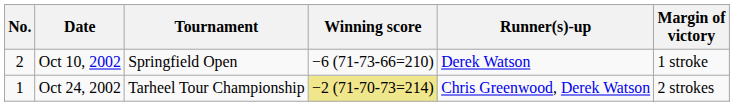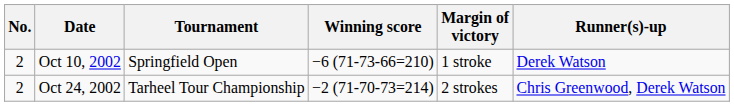columns swapped: (691, 27) <-> (546, 27)
(20, 88) 1 -> (20, 88) 2
(373, 88) khaki background -> (373, 88) no background
